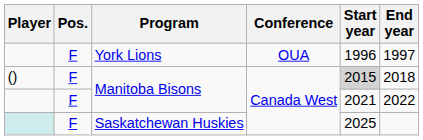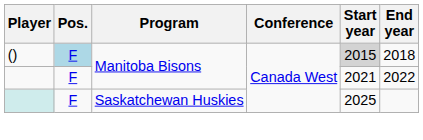- row: (29, 55)
(73, 77) no background -> (73, 54) lightblue background
